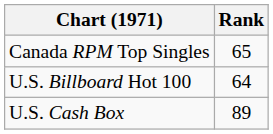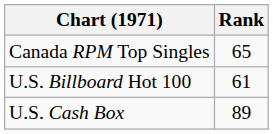(241, 81) 64 -> (241, 81) 61
